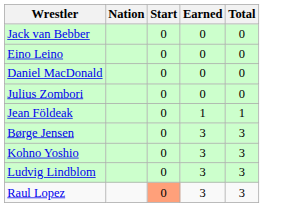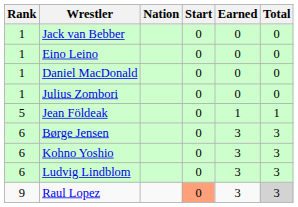+ column: (22, 14)
(242, 192) no background -> (277, 192) lightgrey background
